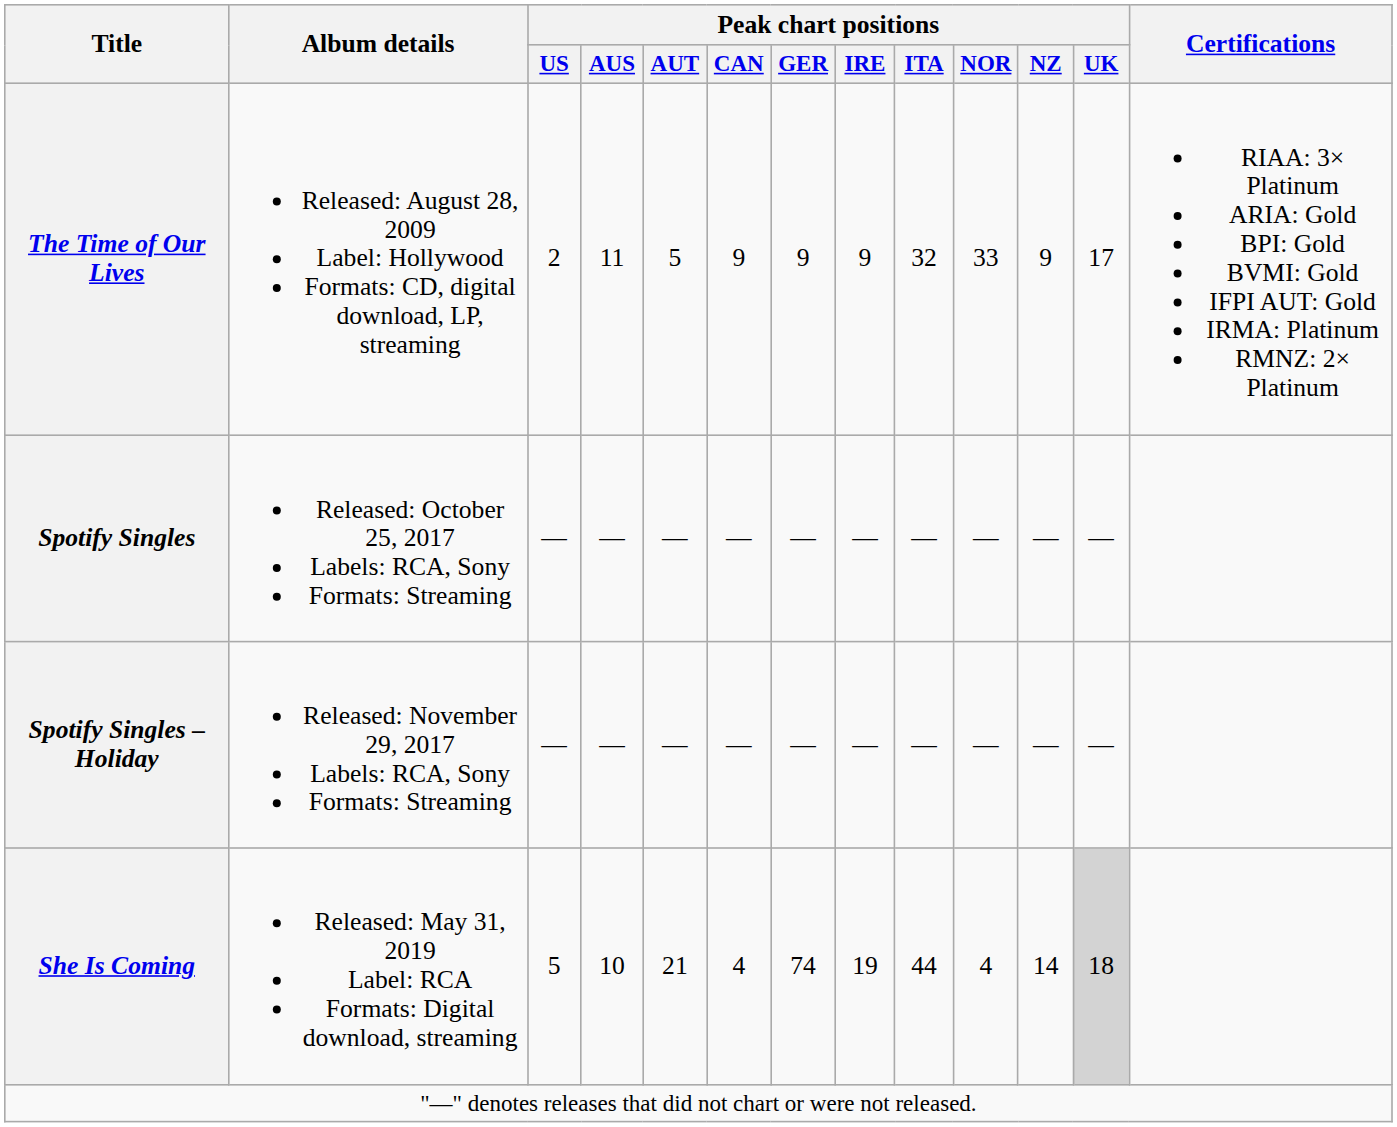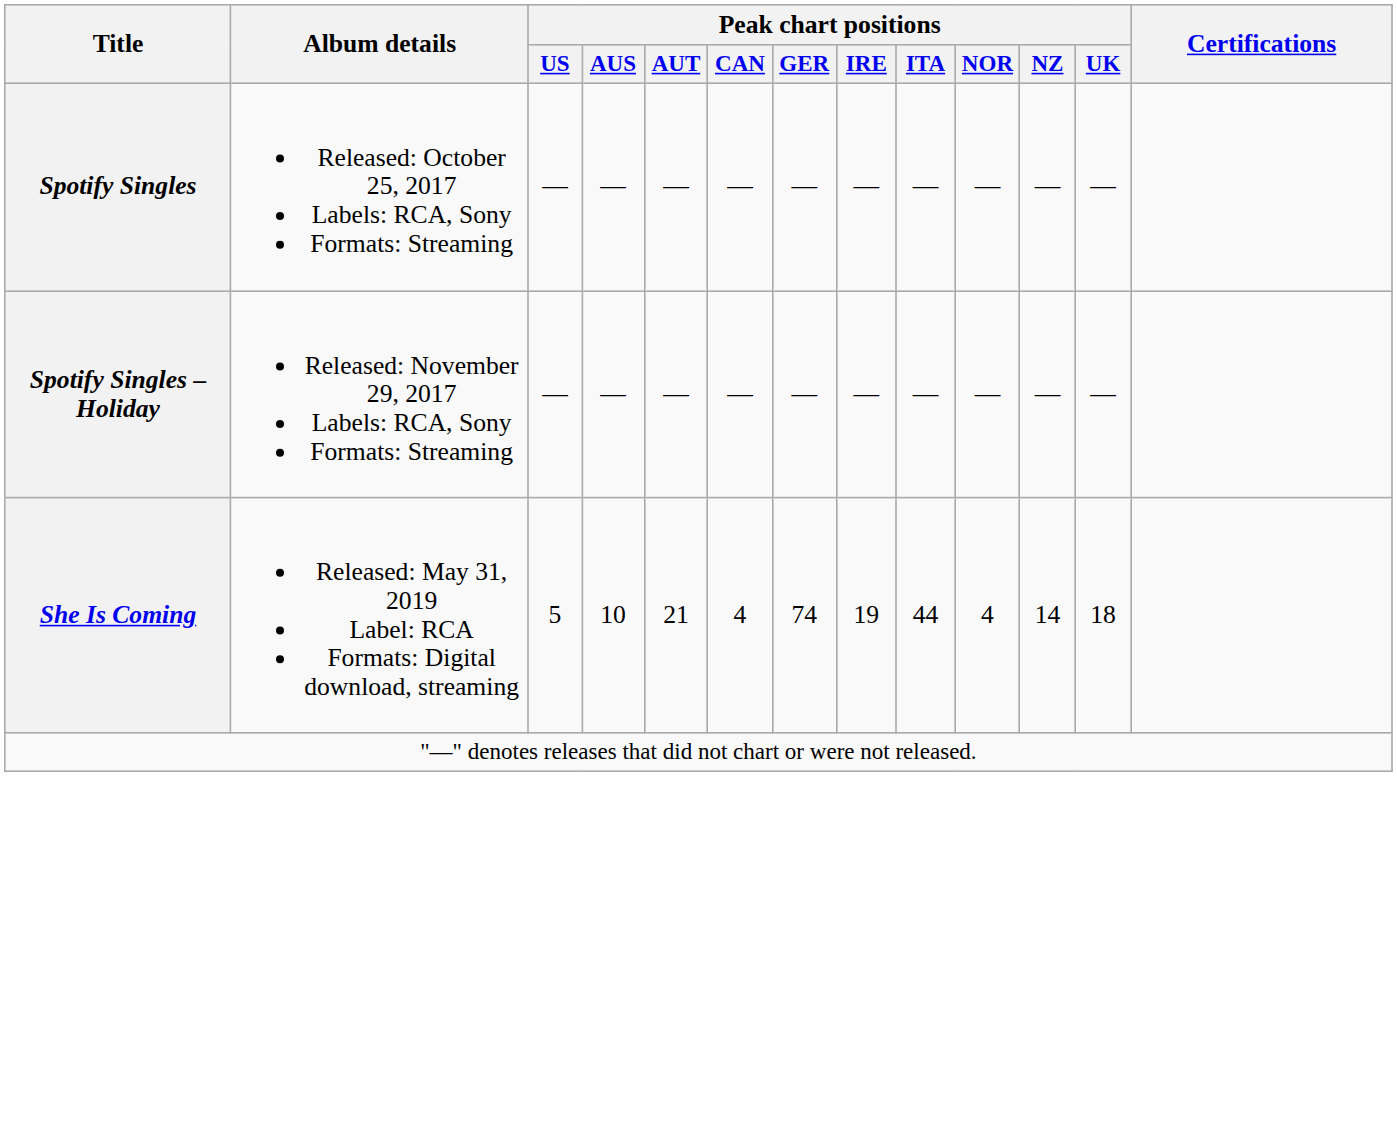- row: (117, 258)
(1101, 966) lightgrey background -> (1103, 615) no background
